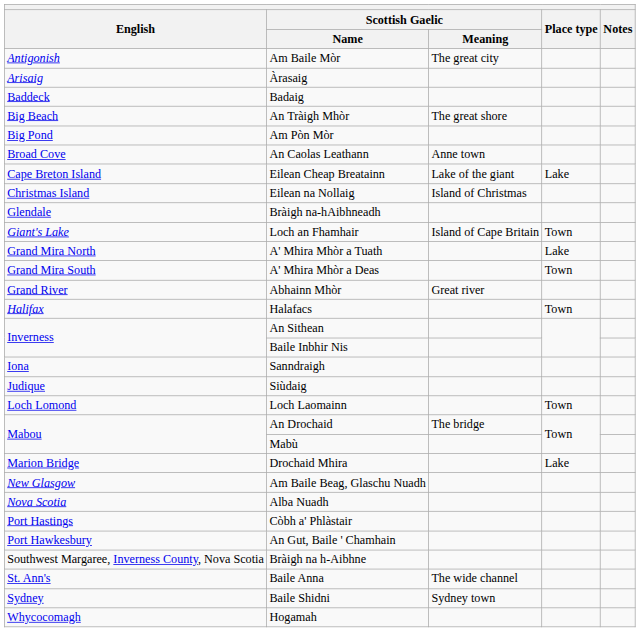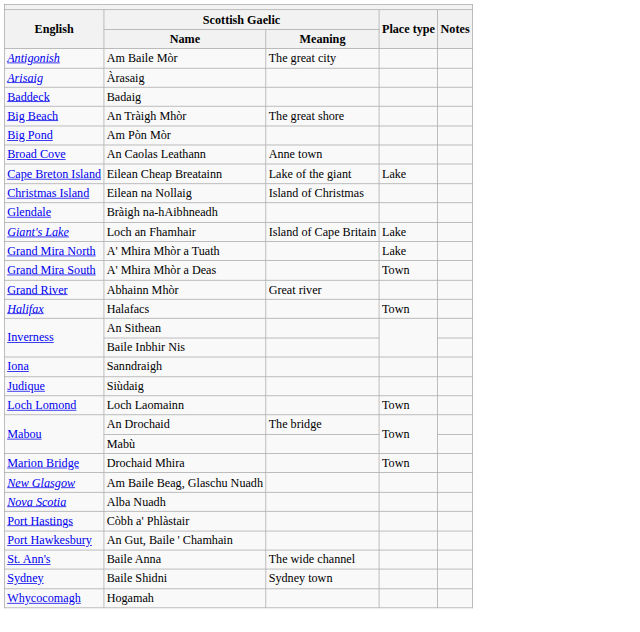(559, 231) Town -> (394, 231) Lake
(557, 463) Lake -> (396, 463) Town
- row: (318, 559)
